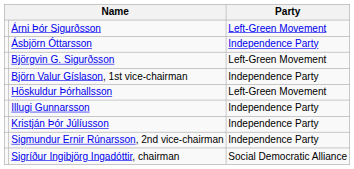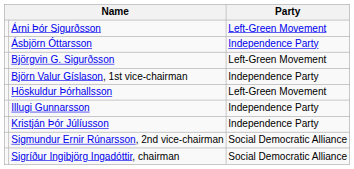(273, 140) Independence Party -> (288, 140) Social Democratic Alliance
